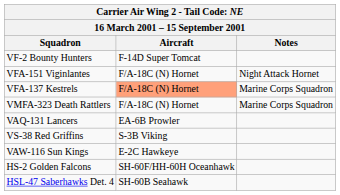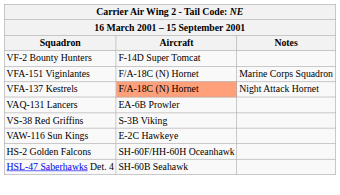(279, 74) Night Attack Hornet -> (286, 74) Marine Corps Squadron
(286, 89) Marine Corps Squadron -> (279, 89) Night Attack Hornet
- row: (59, 105)
